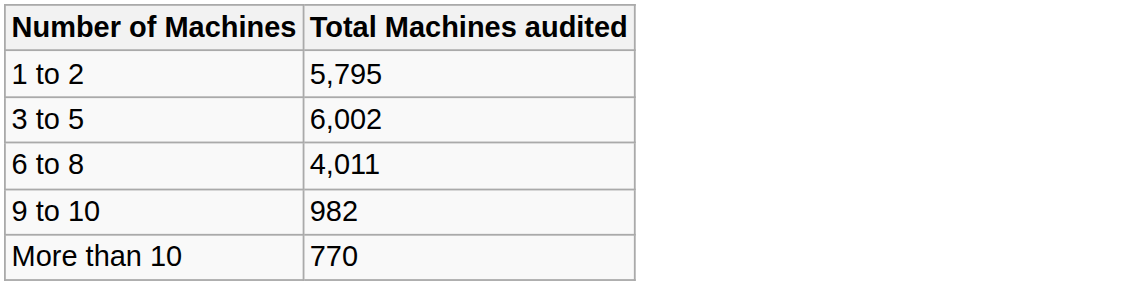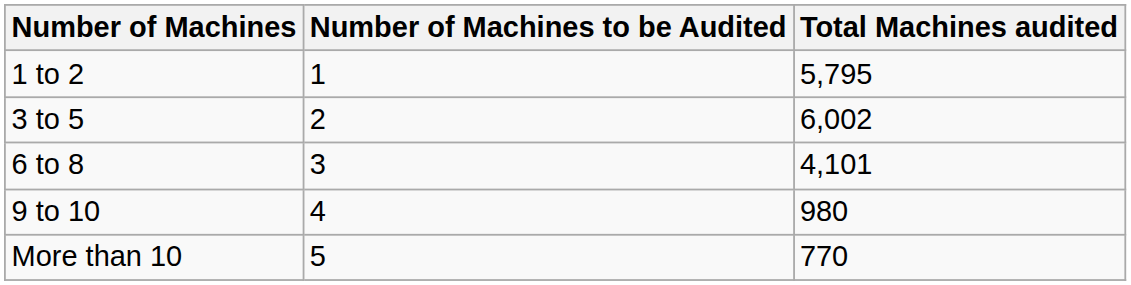+ column: (548, 27)
(345, 165) 4,011 -> (836, 165) 4,101
(334, 211) 982 -> (824, 211) 980
